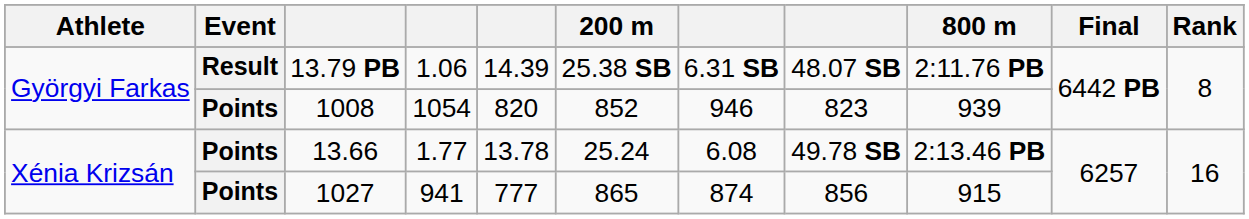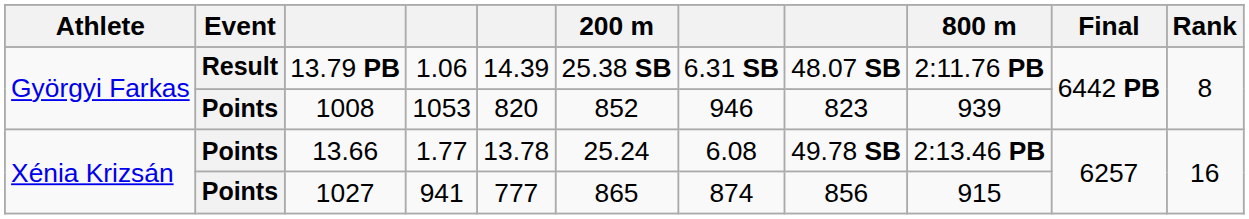(442, 109) 1054 -> (442, 109) 1053
